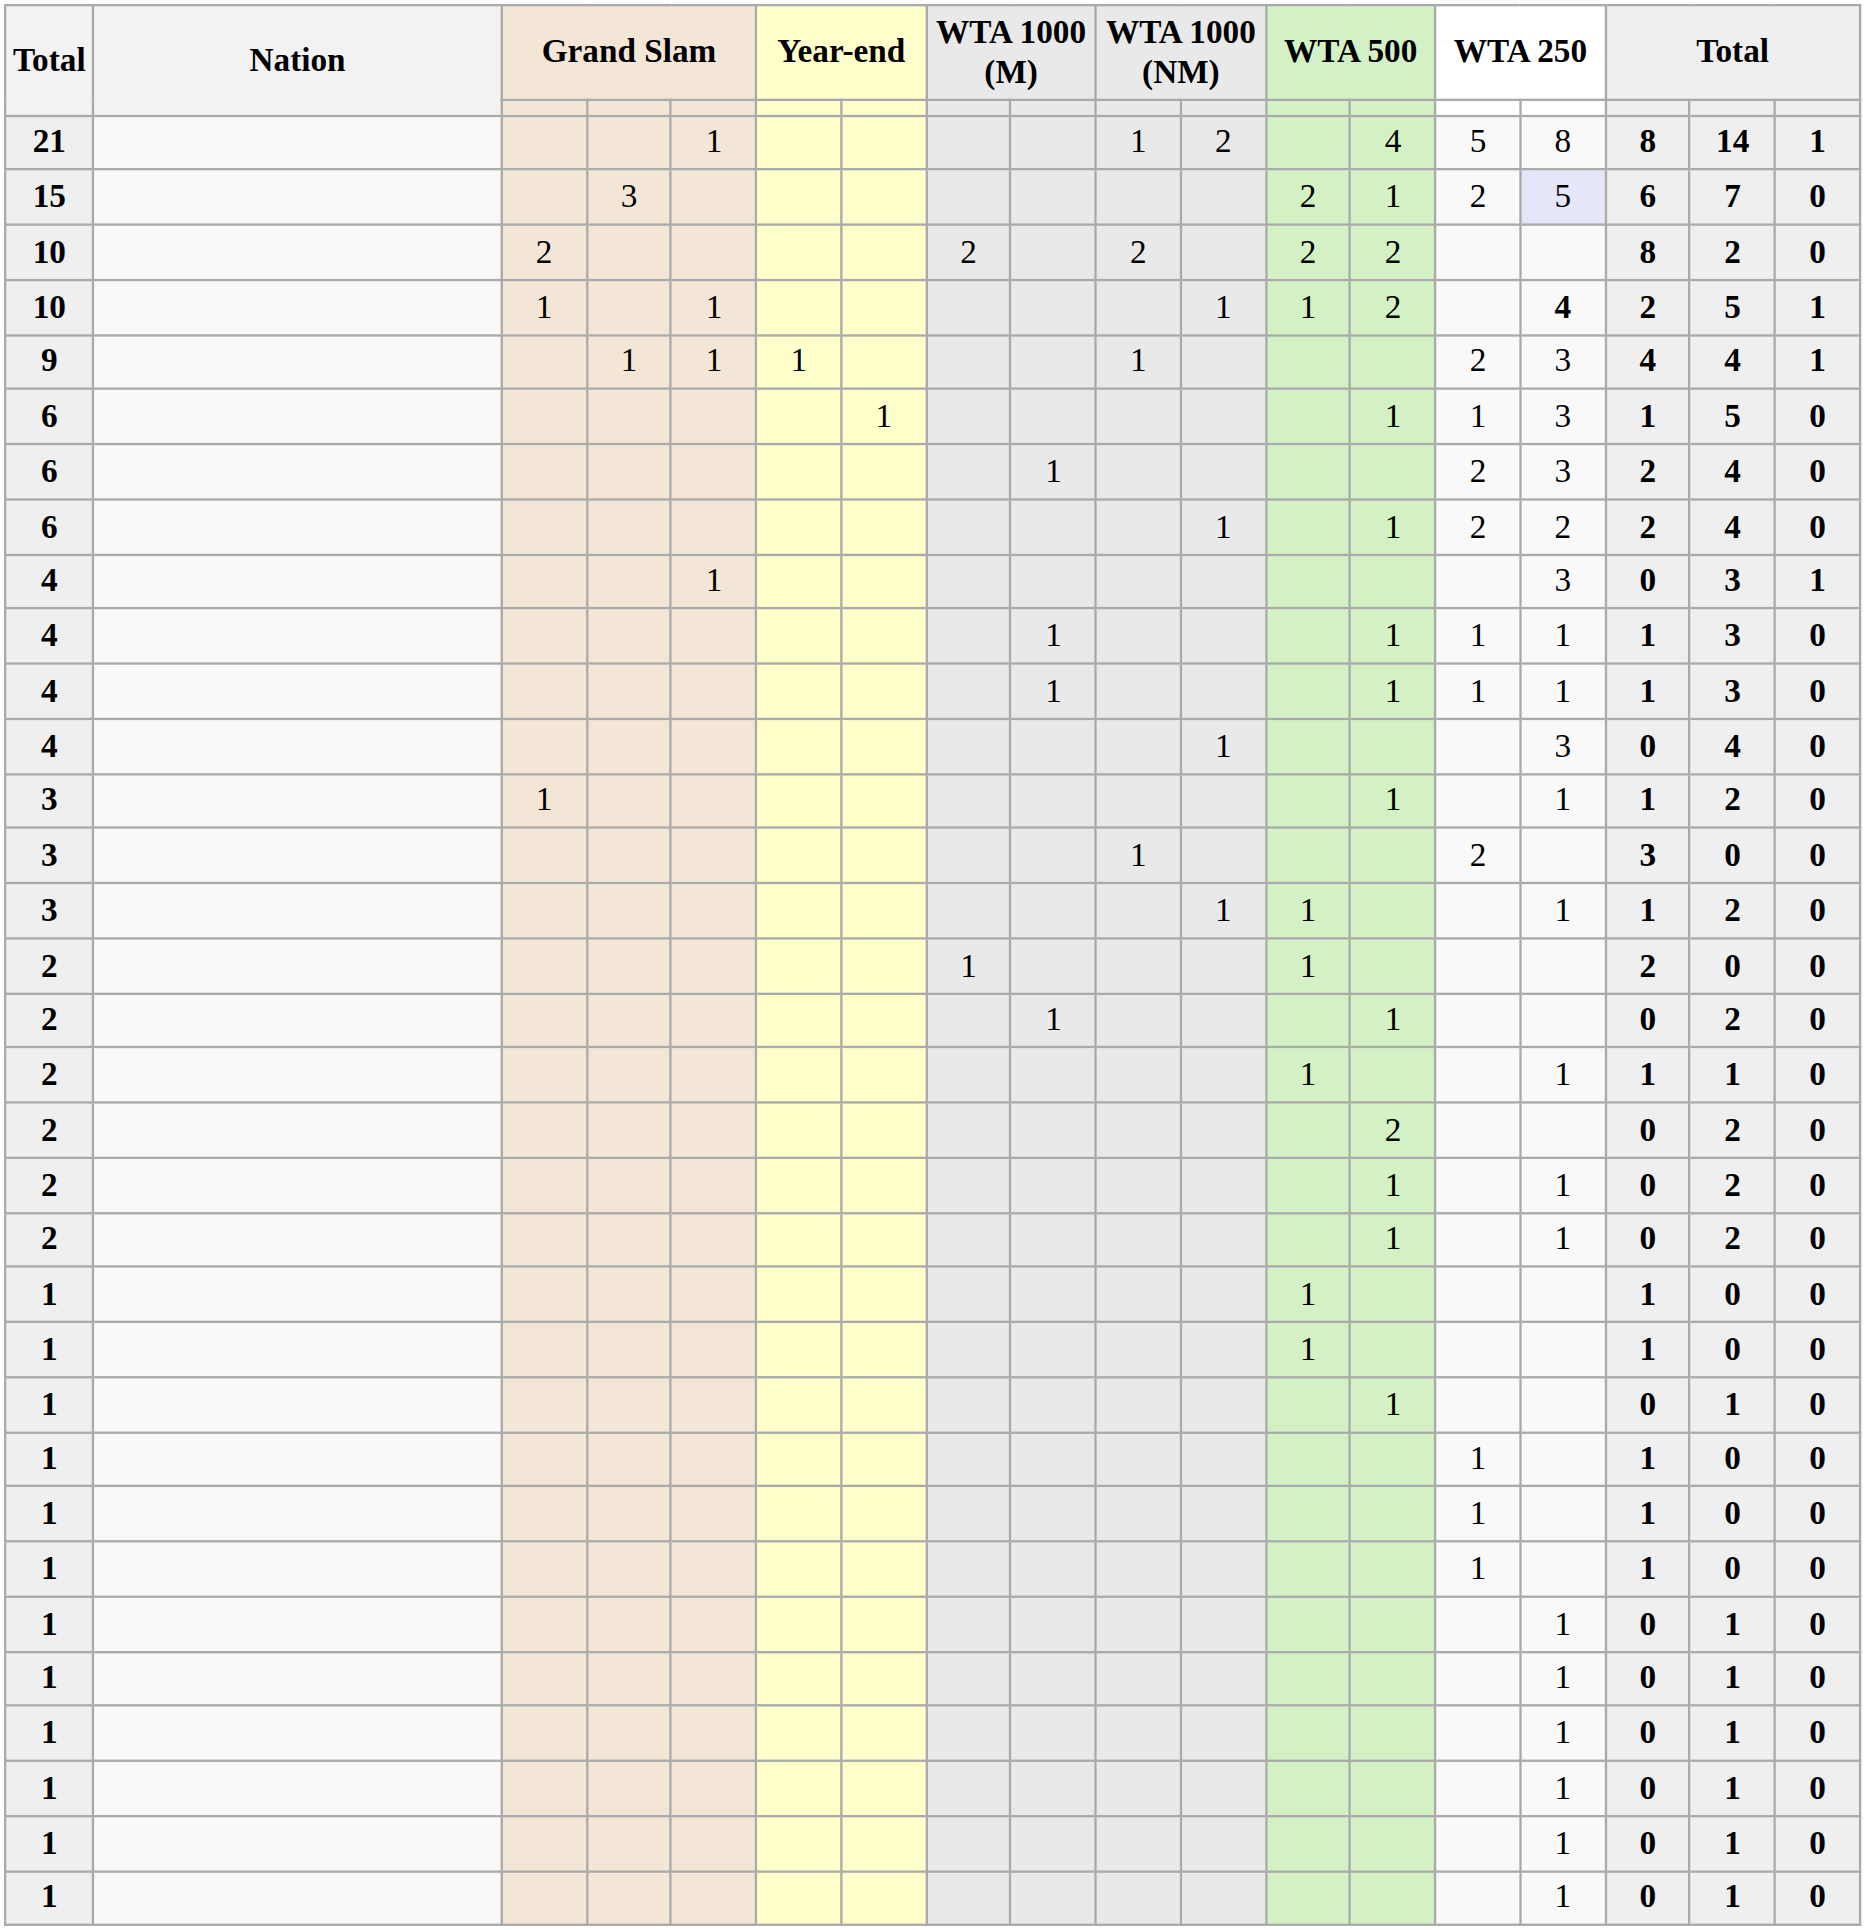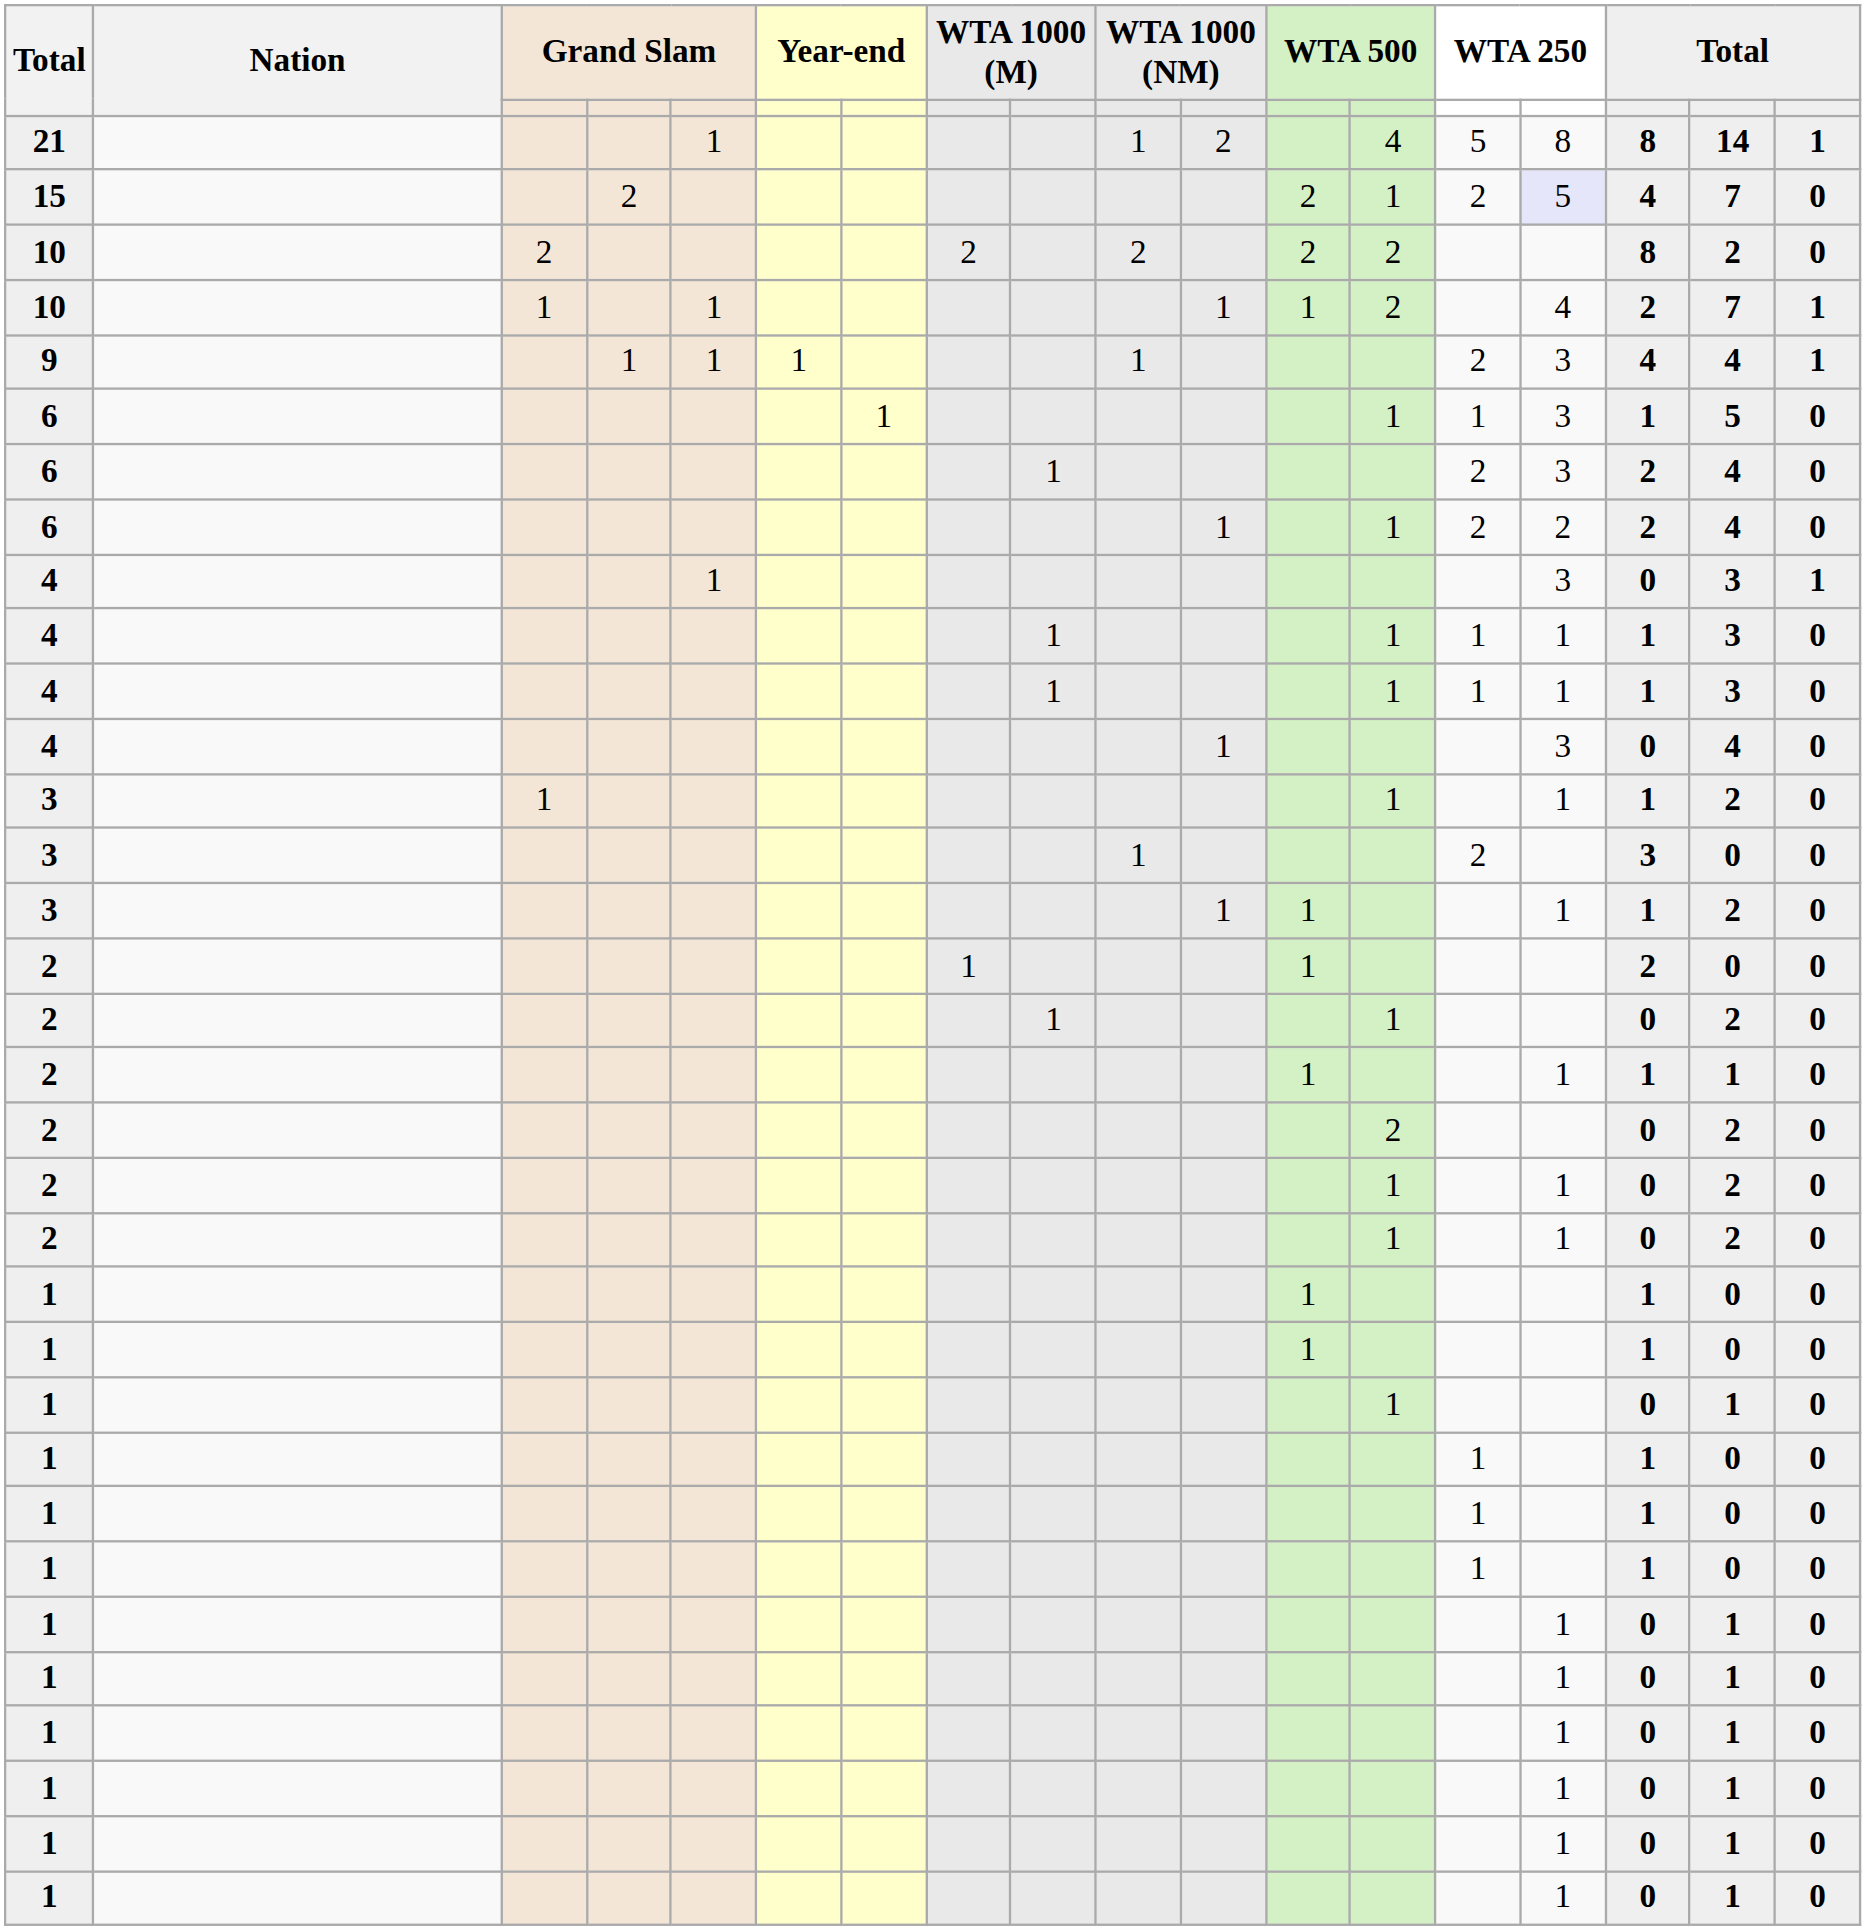(629, 196) 3 -> (629, 196) 2
(1648, 196) 6 -> (1648, 196) 4
(1563, 306) bold -> (1563, 306) normal
(1733, 306) 5 -> (1733, 306) 7
